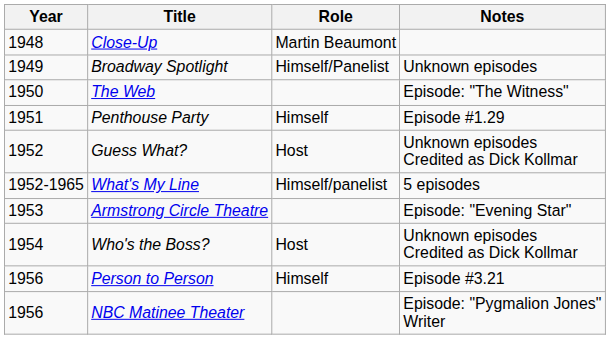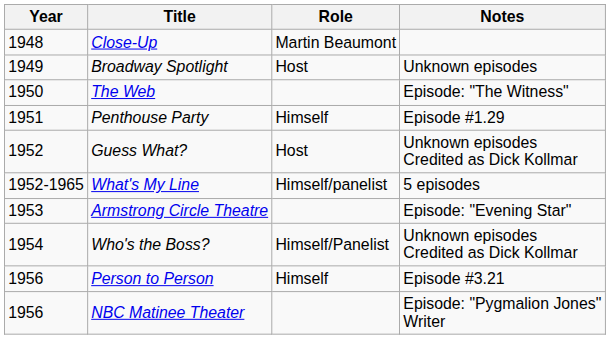(332, 67) Himself/Panelist -> (292, 67) Host
(292, 244) Host -> (332, 244) Himself/Panelist
